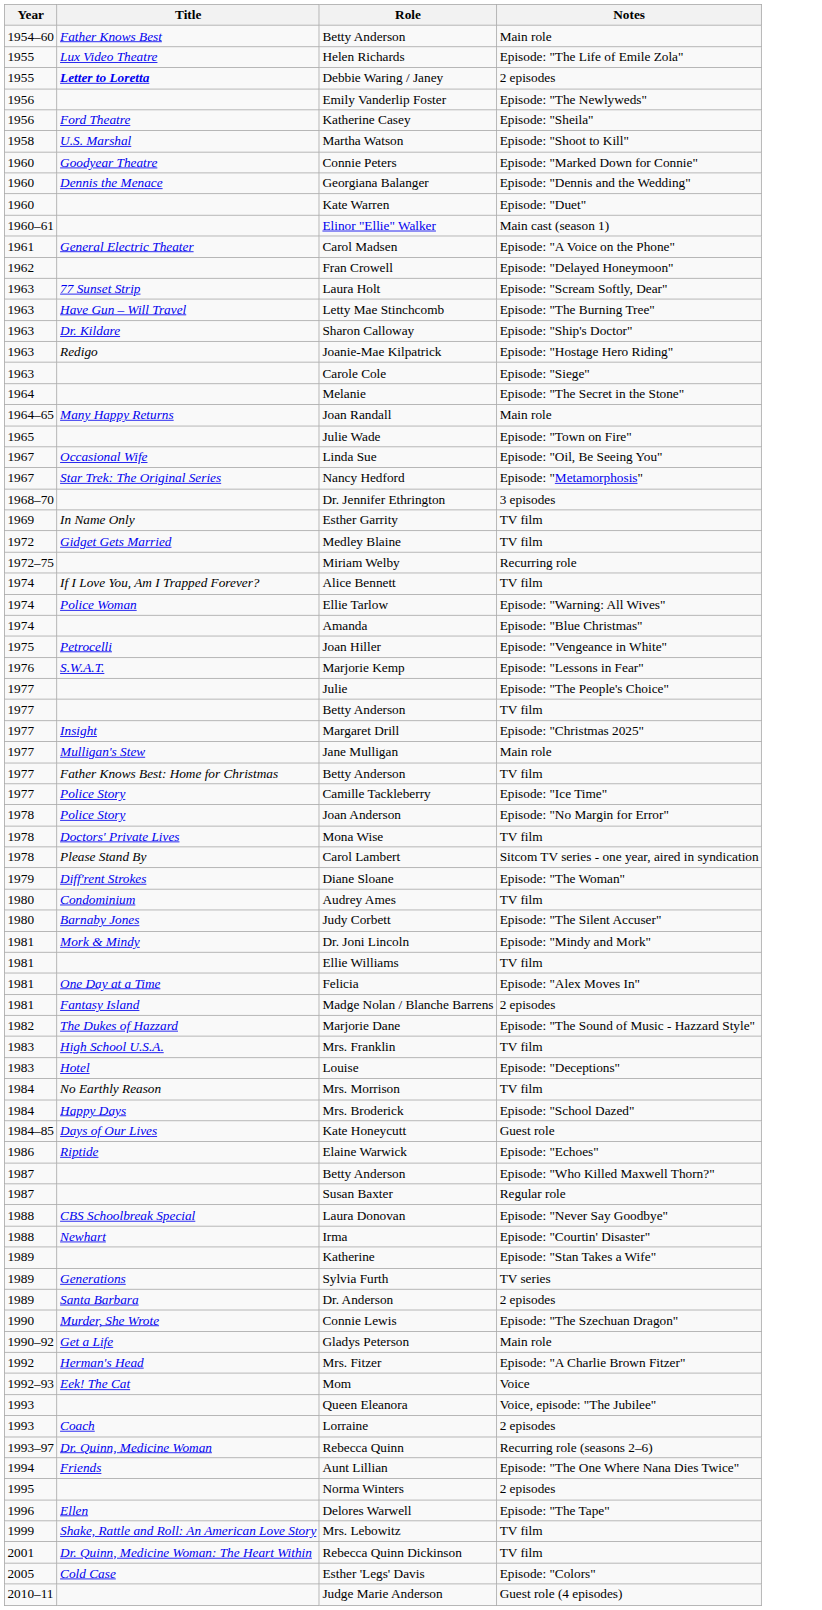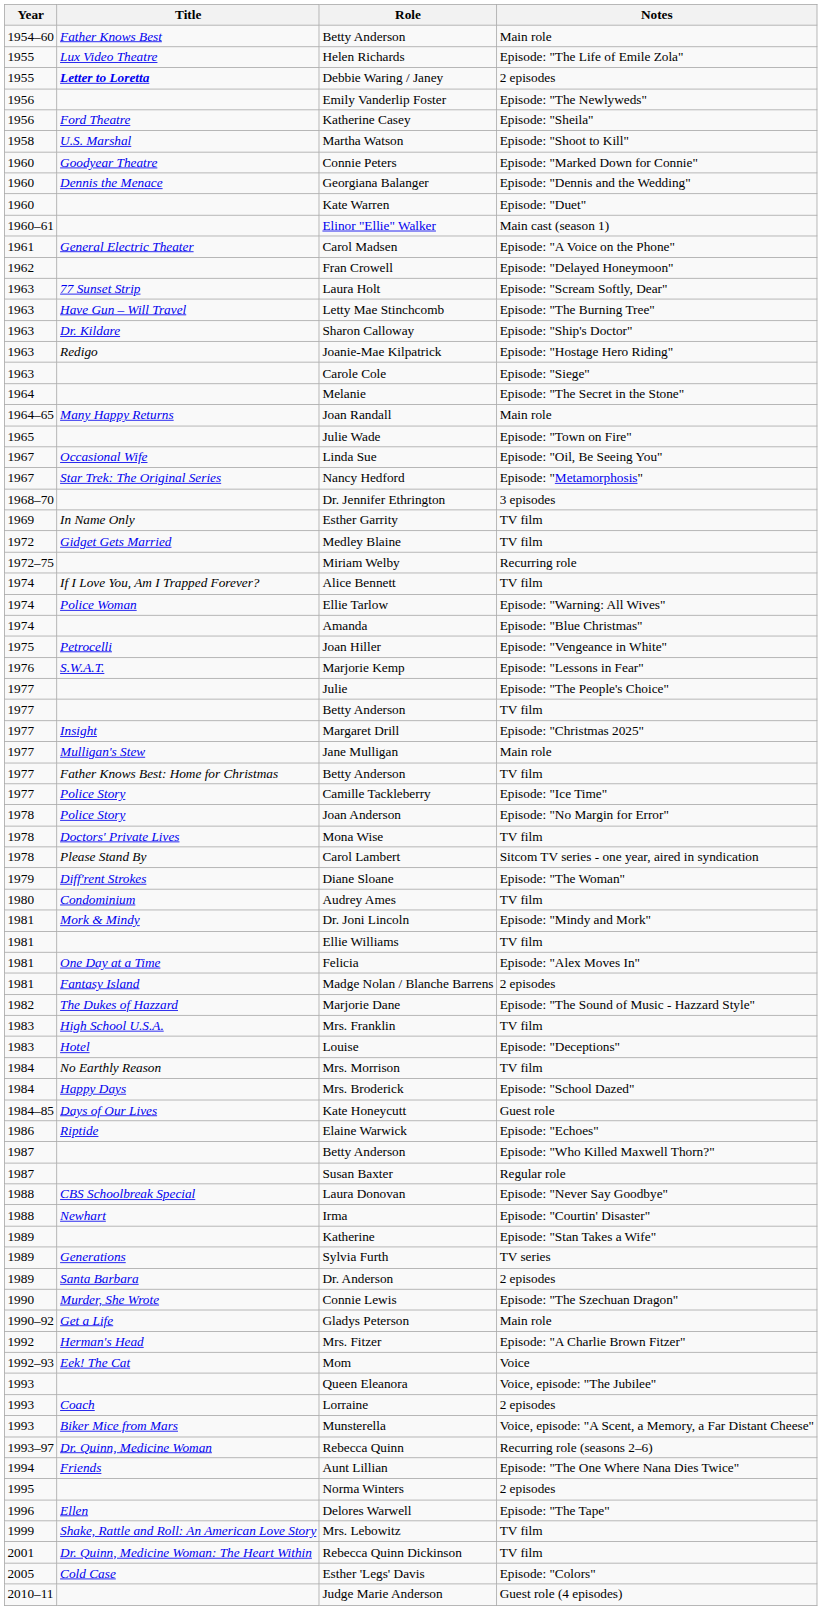- row: (357, 920)
+ row: (354, 1426)
